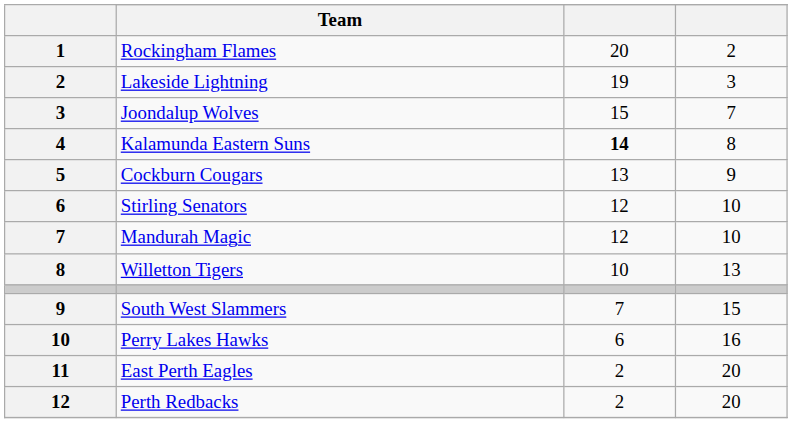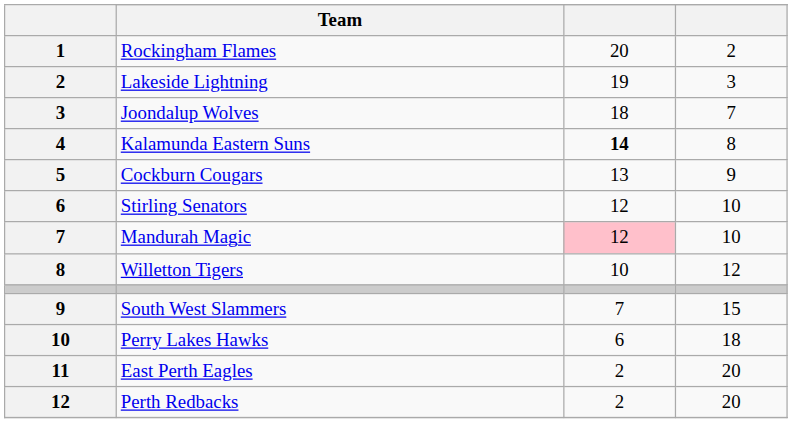(619, 113) 15 -> (619, 113) 18
(619, 237) no background -> (619, 237) pink background
(731, 268) 13 -> (731, 268) 12
(731, 339) 16 -> (731, 339) 18
